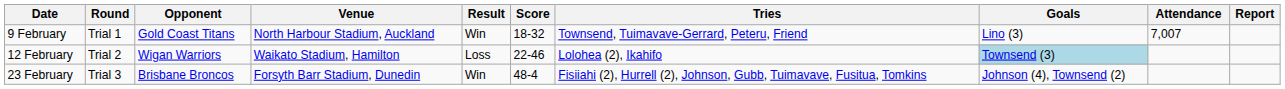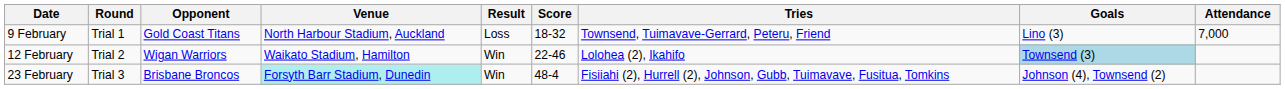- column: (1255, 14)
(475, 34) Win -> (497, 34) Loss
(1166, 34) 7,007 -> (1213, 34) 7,000
(478, 54) Loss -> (494, 54) Win
(337, 74) no background -> (347, 74) paleturquoise background
